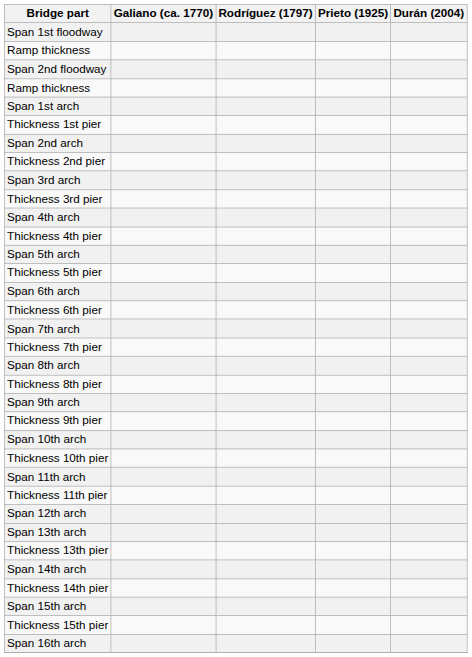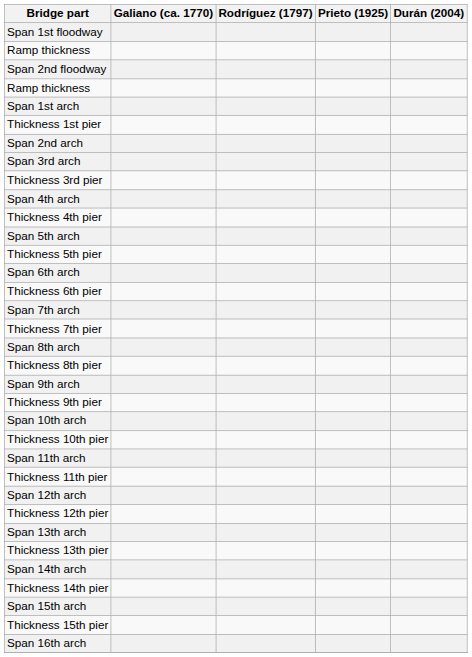- row: (56, 161)
+ row: (58, 513)
